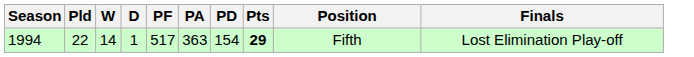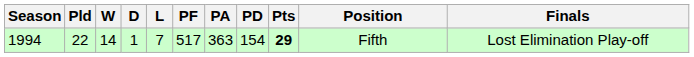+ column: (160, 16)
